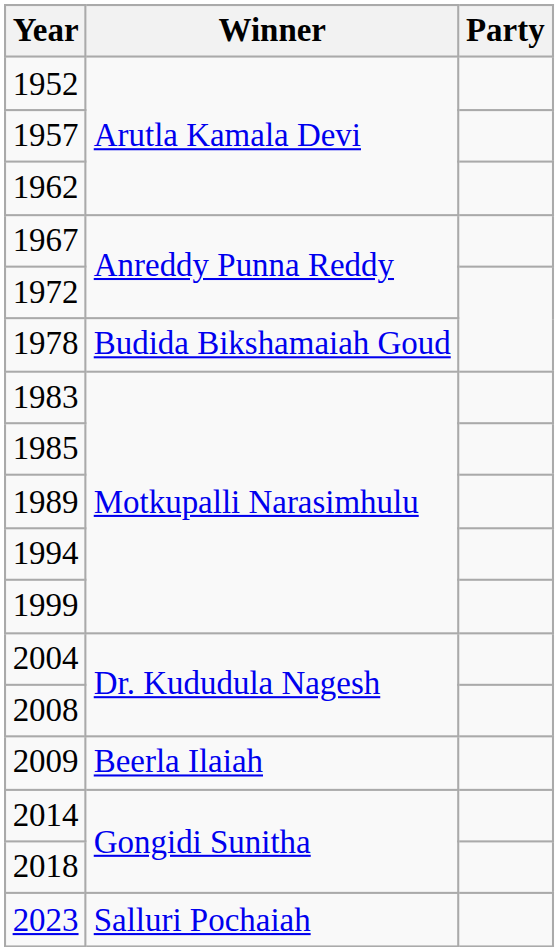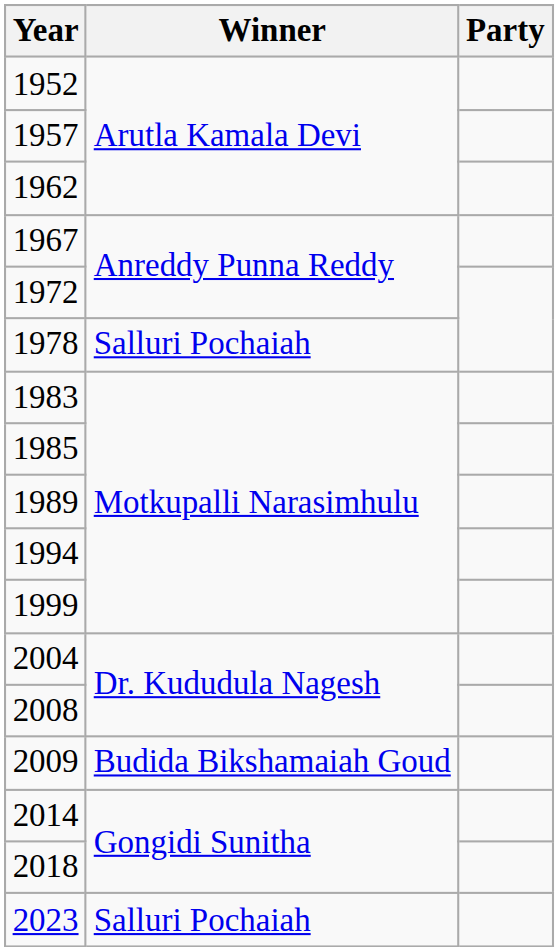(272, 344) Budida Bikshamaiah Goud -> (202, 344) Salluri Pochaiah
(178, 762) Beerla Ilaiah -> (272, 762) Budida Bikshamaiah Goud
